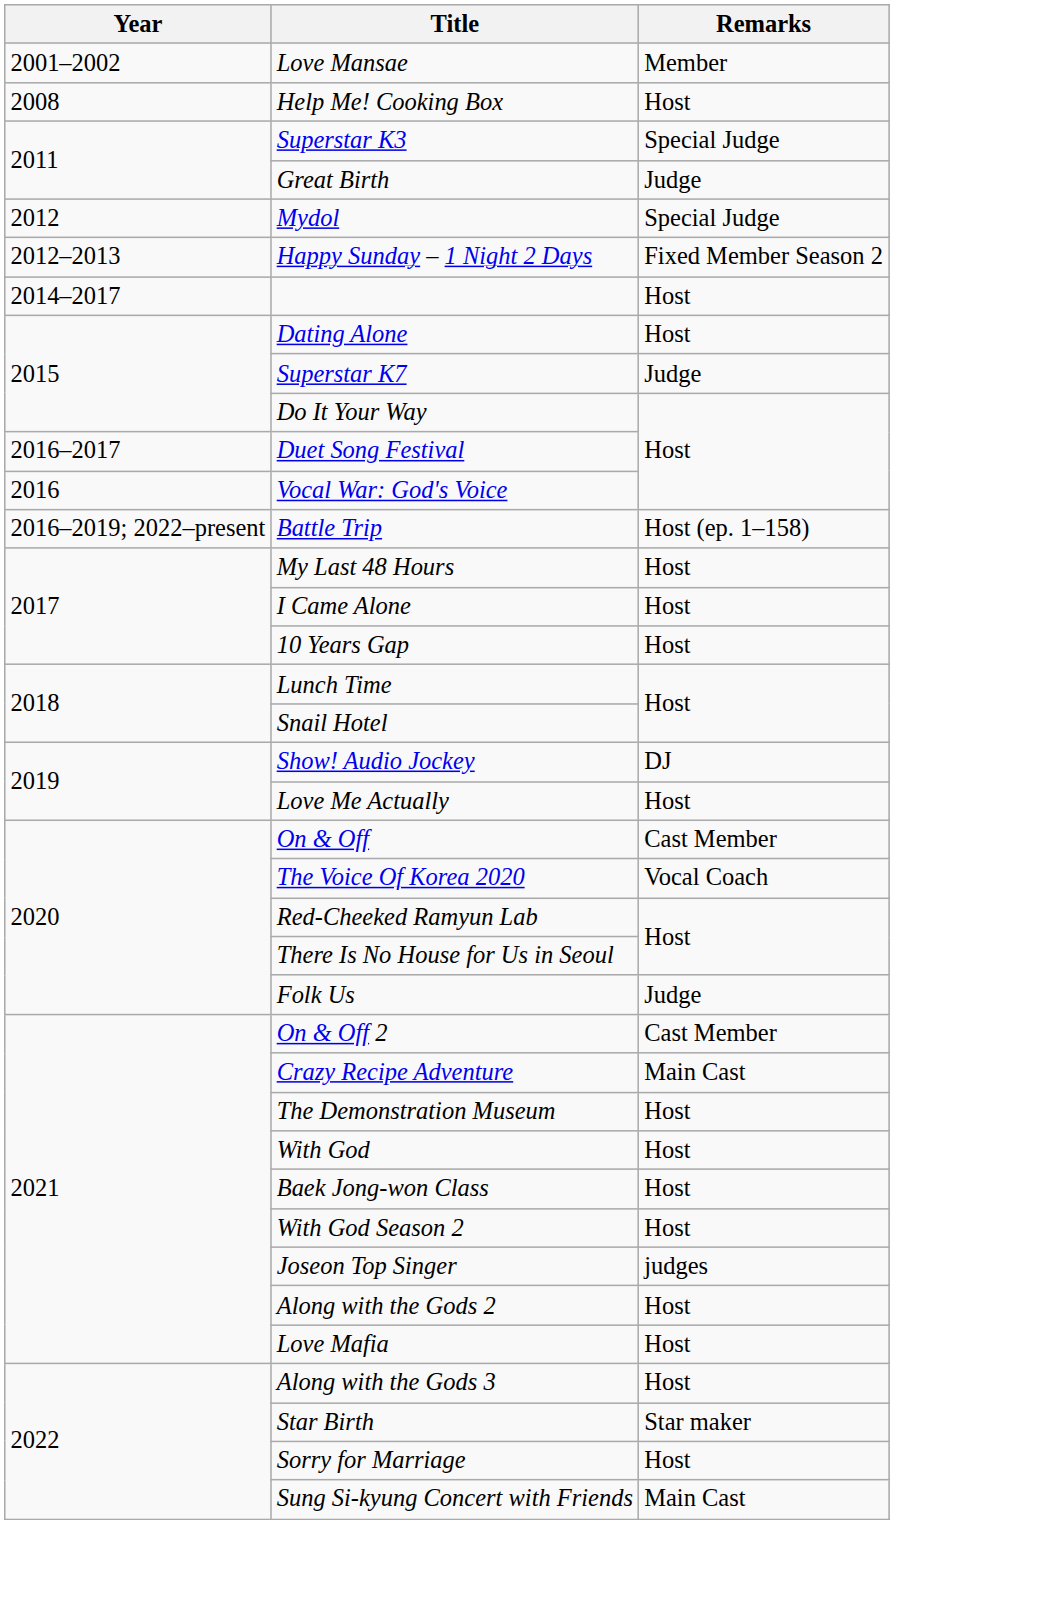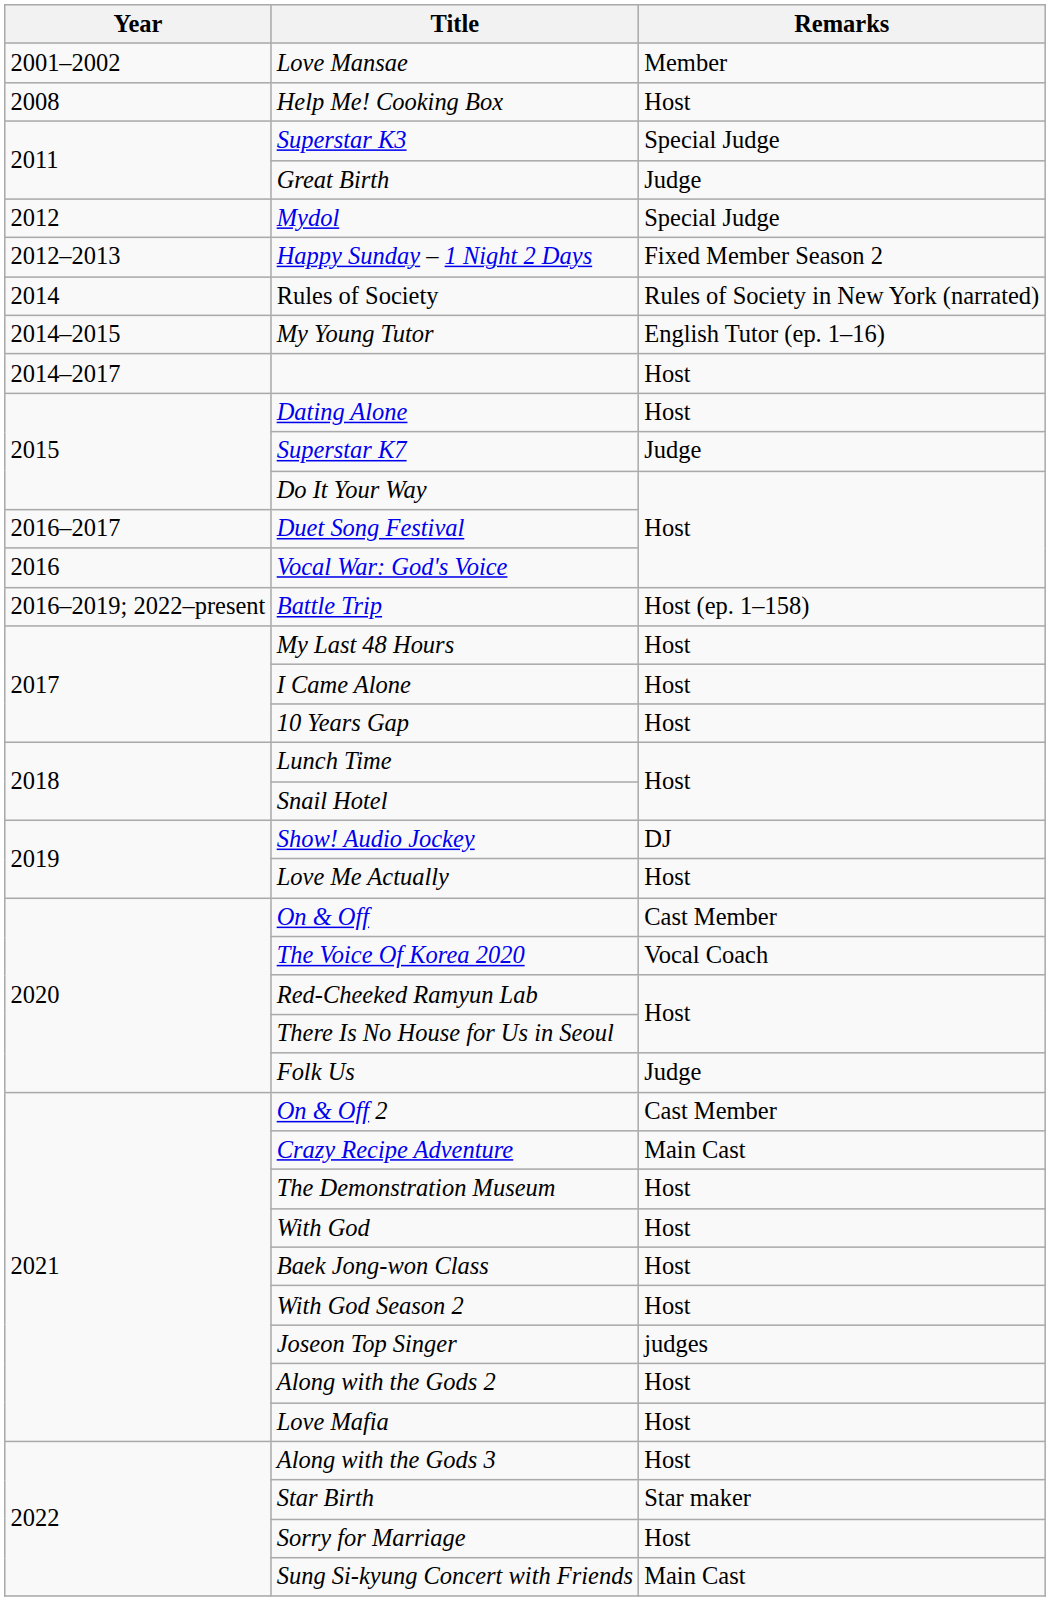+ row: (358, 295)
+ row: (355, 334)
